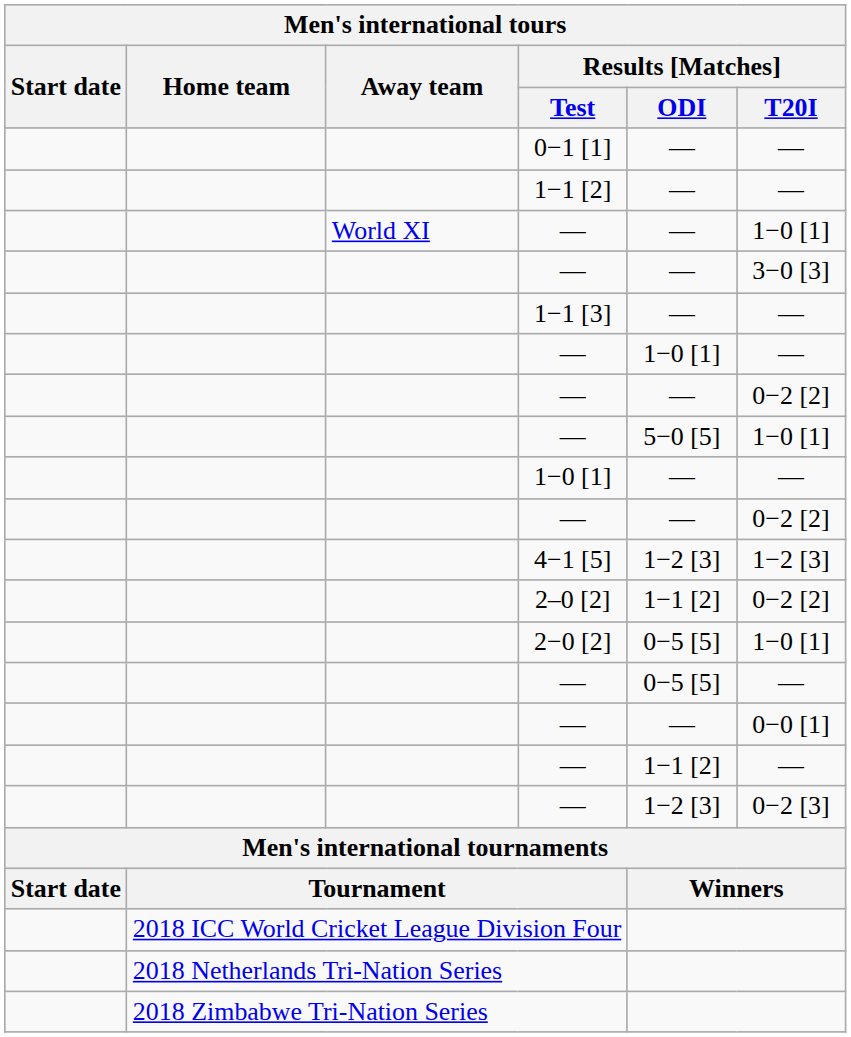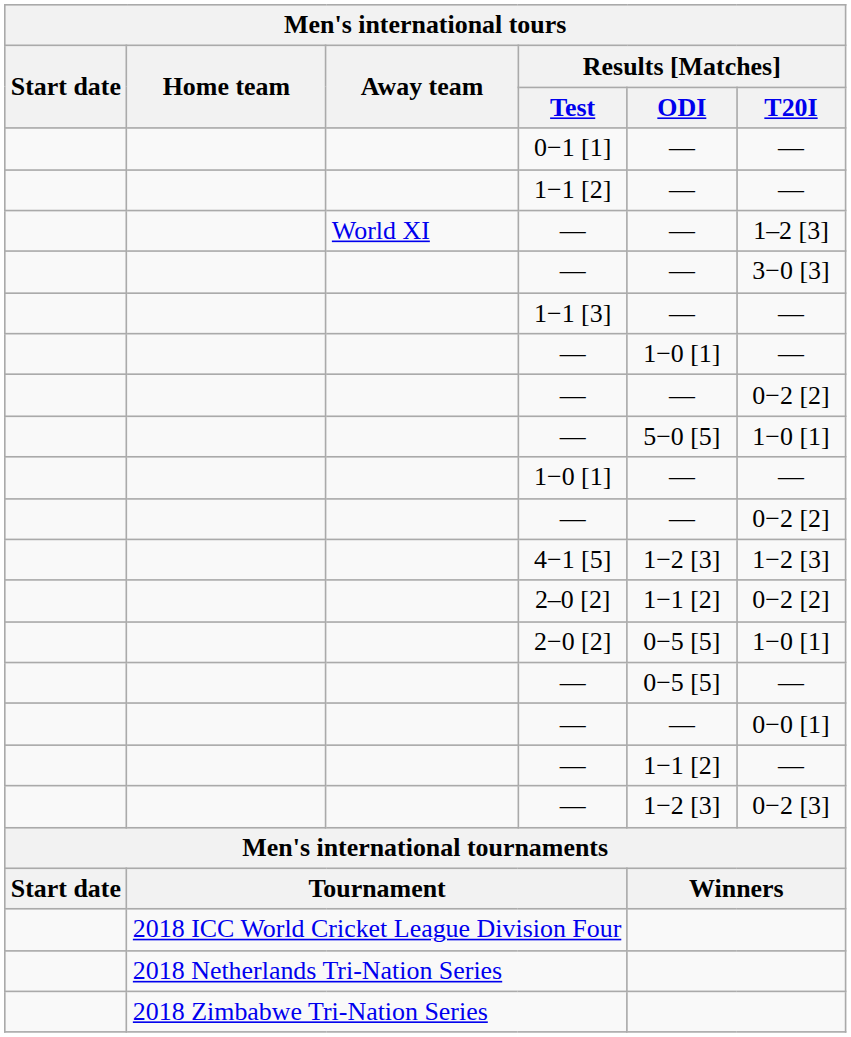(791, 230) 1−0 [1] -> (791, 230) 1–2 [3]
